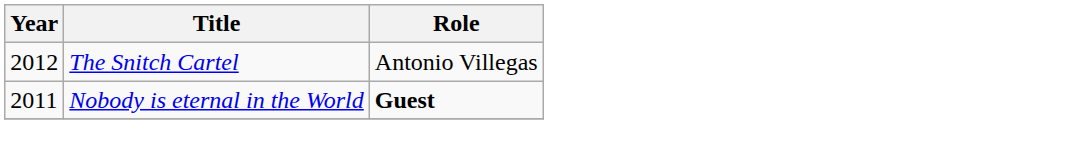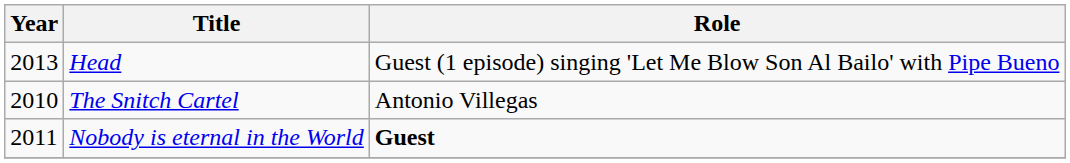+ row: (95, 61)
(34, 61) 2012 -> (34, 99) 2010
